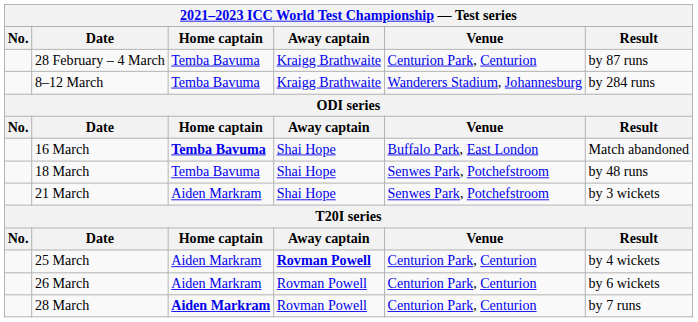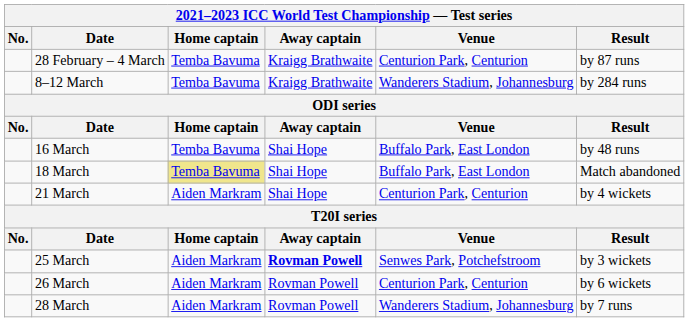(218, 149) bold -> (215, 149) normal
(639, 149) Match abandoned -> (610, 149) by 48 runs
(215, 171) no background -> (215, 171) khaki background
(468, 171) Senwes Park, Potchefstroom -> (454, 171) Buffalo Park, East London
(618, 171) by 48 runs -> (630, 171) Match abandoned
(468, 194) Senwes Park, Potchefstroom -> (453, 194) Centurion Park, Centurion
(624, 194) by 3 wickets -> (616, 194) by 4 wickets
(462, 261) Centurion Park, Centurion -> (460, 261) Senwes Park, Potchefstroom
(624, 261) by 4 wickets -> (616, 261) by 3 wickets
(221, 305) bold -> (216, 305) normal
(462, 305) Centurion Park, Centurion -> (476, 305) Wanderers Stadium, Johannesburg
